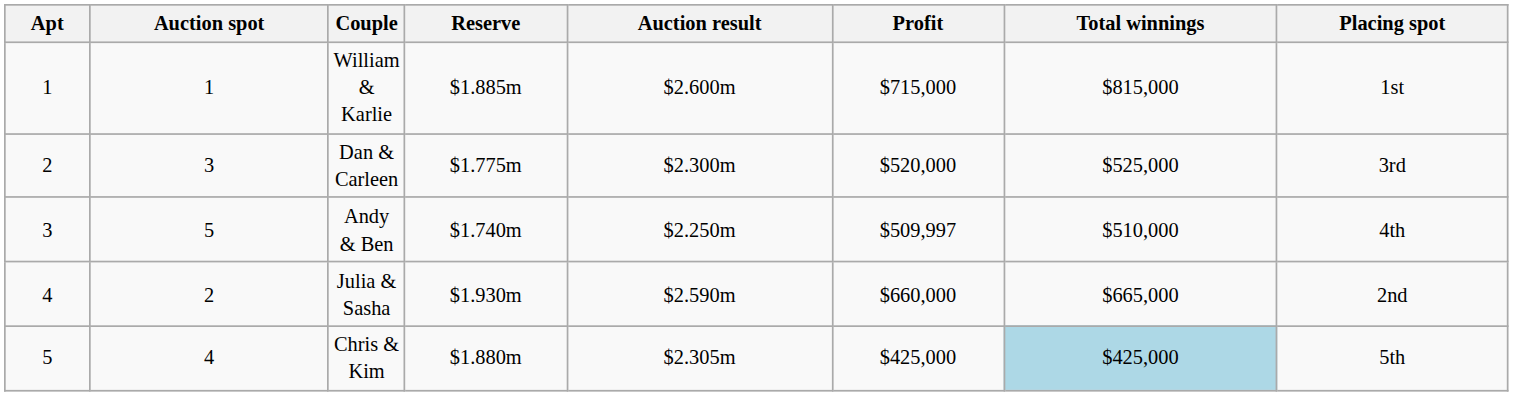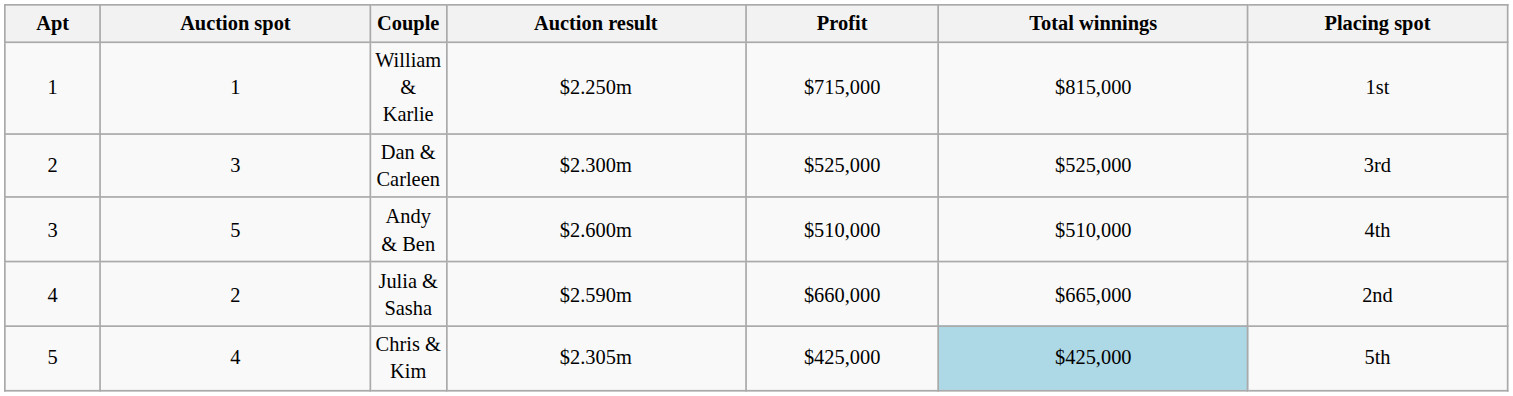- column: (486, 23)
(700, 88) $2.600m -> (596, 88) $2.250m
(918, 165) $520,000 -> (842, 165) $525,000
(700, 230) $2.250m -> (596, 230) $2.600m
(918, 230) $509,997 -> (842, 230) $510,000
